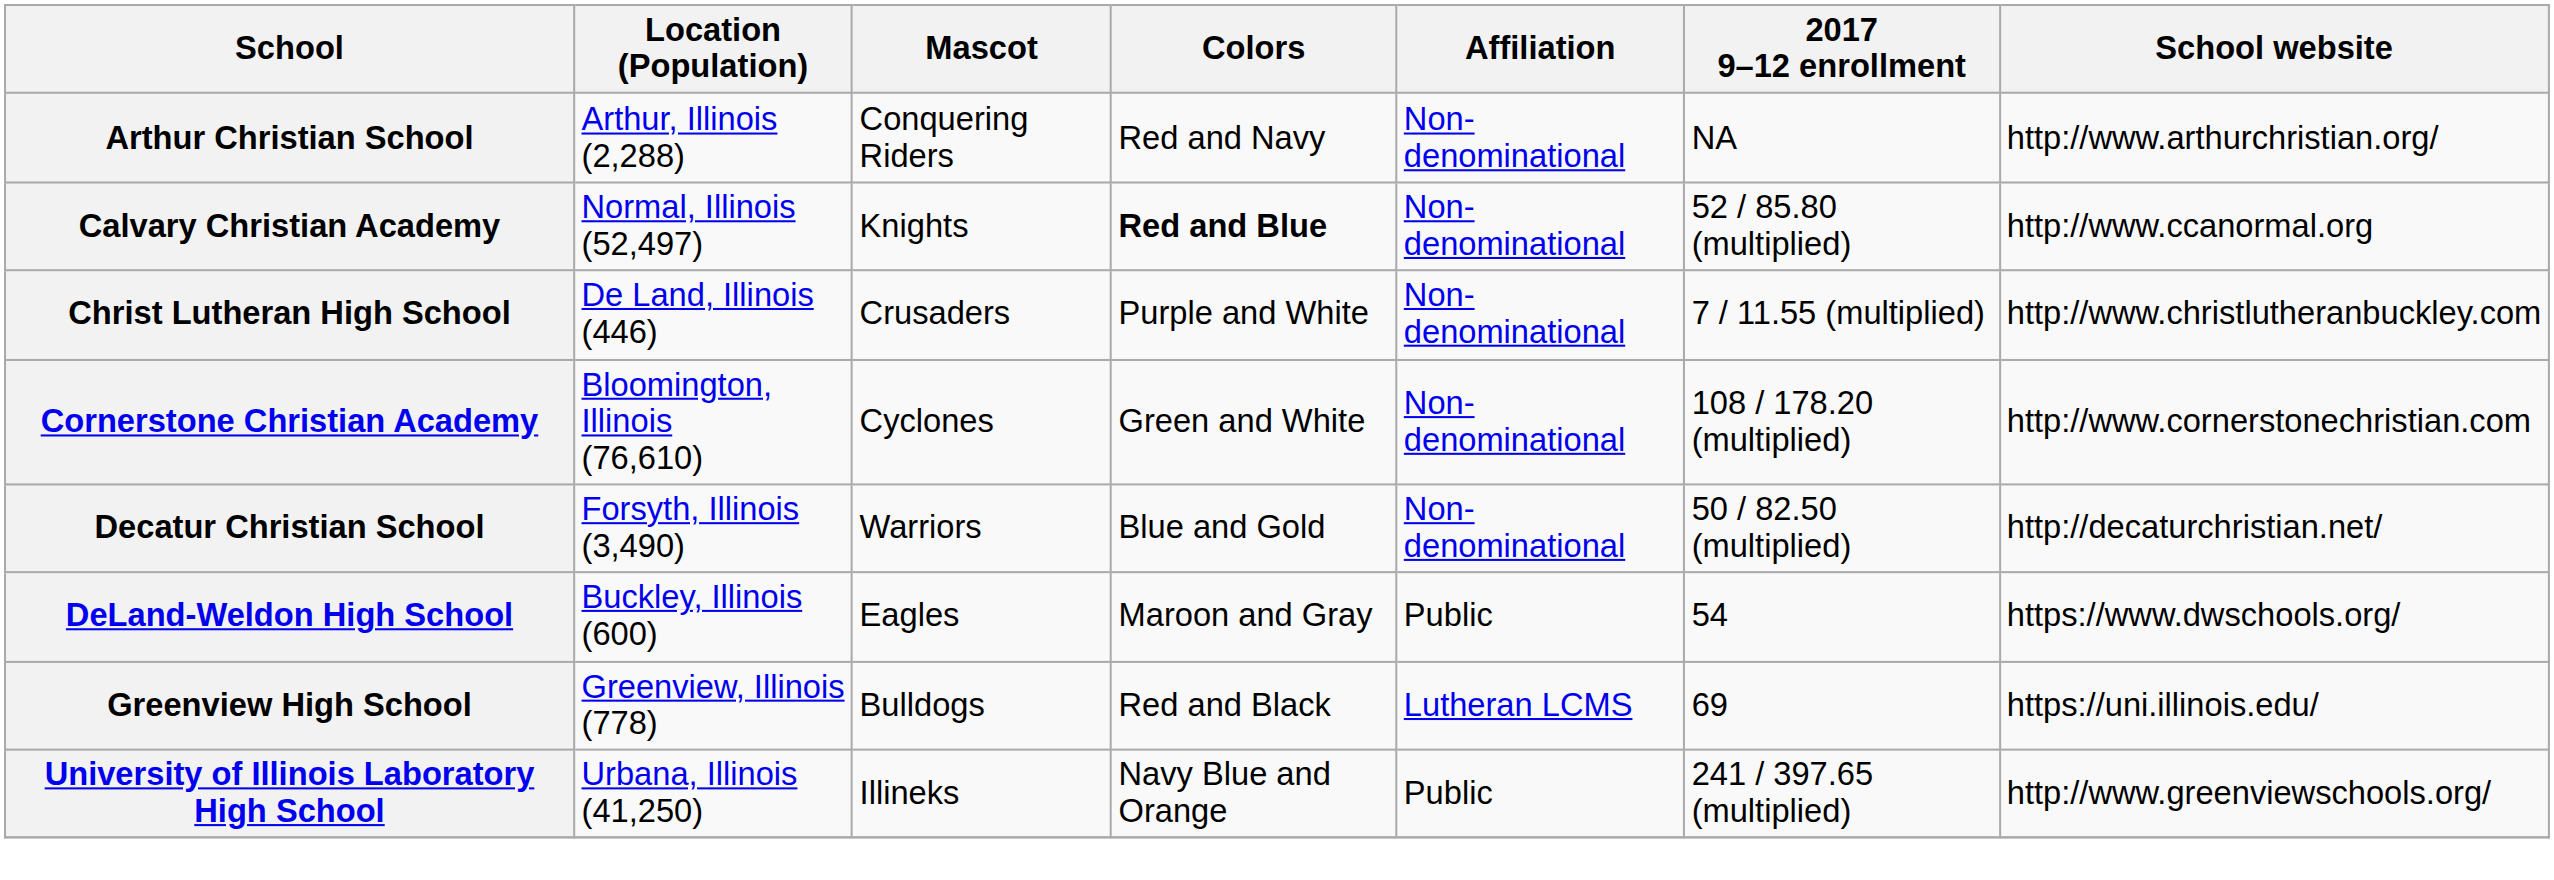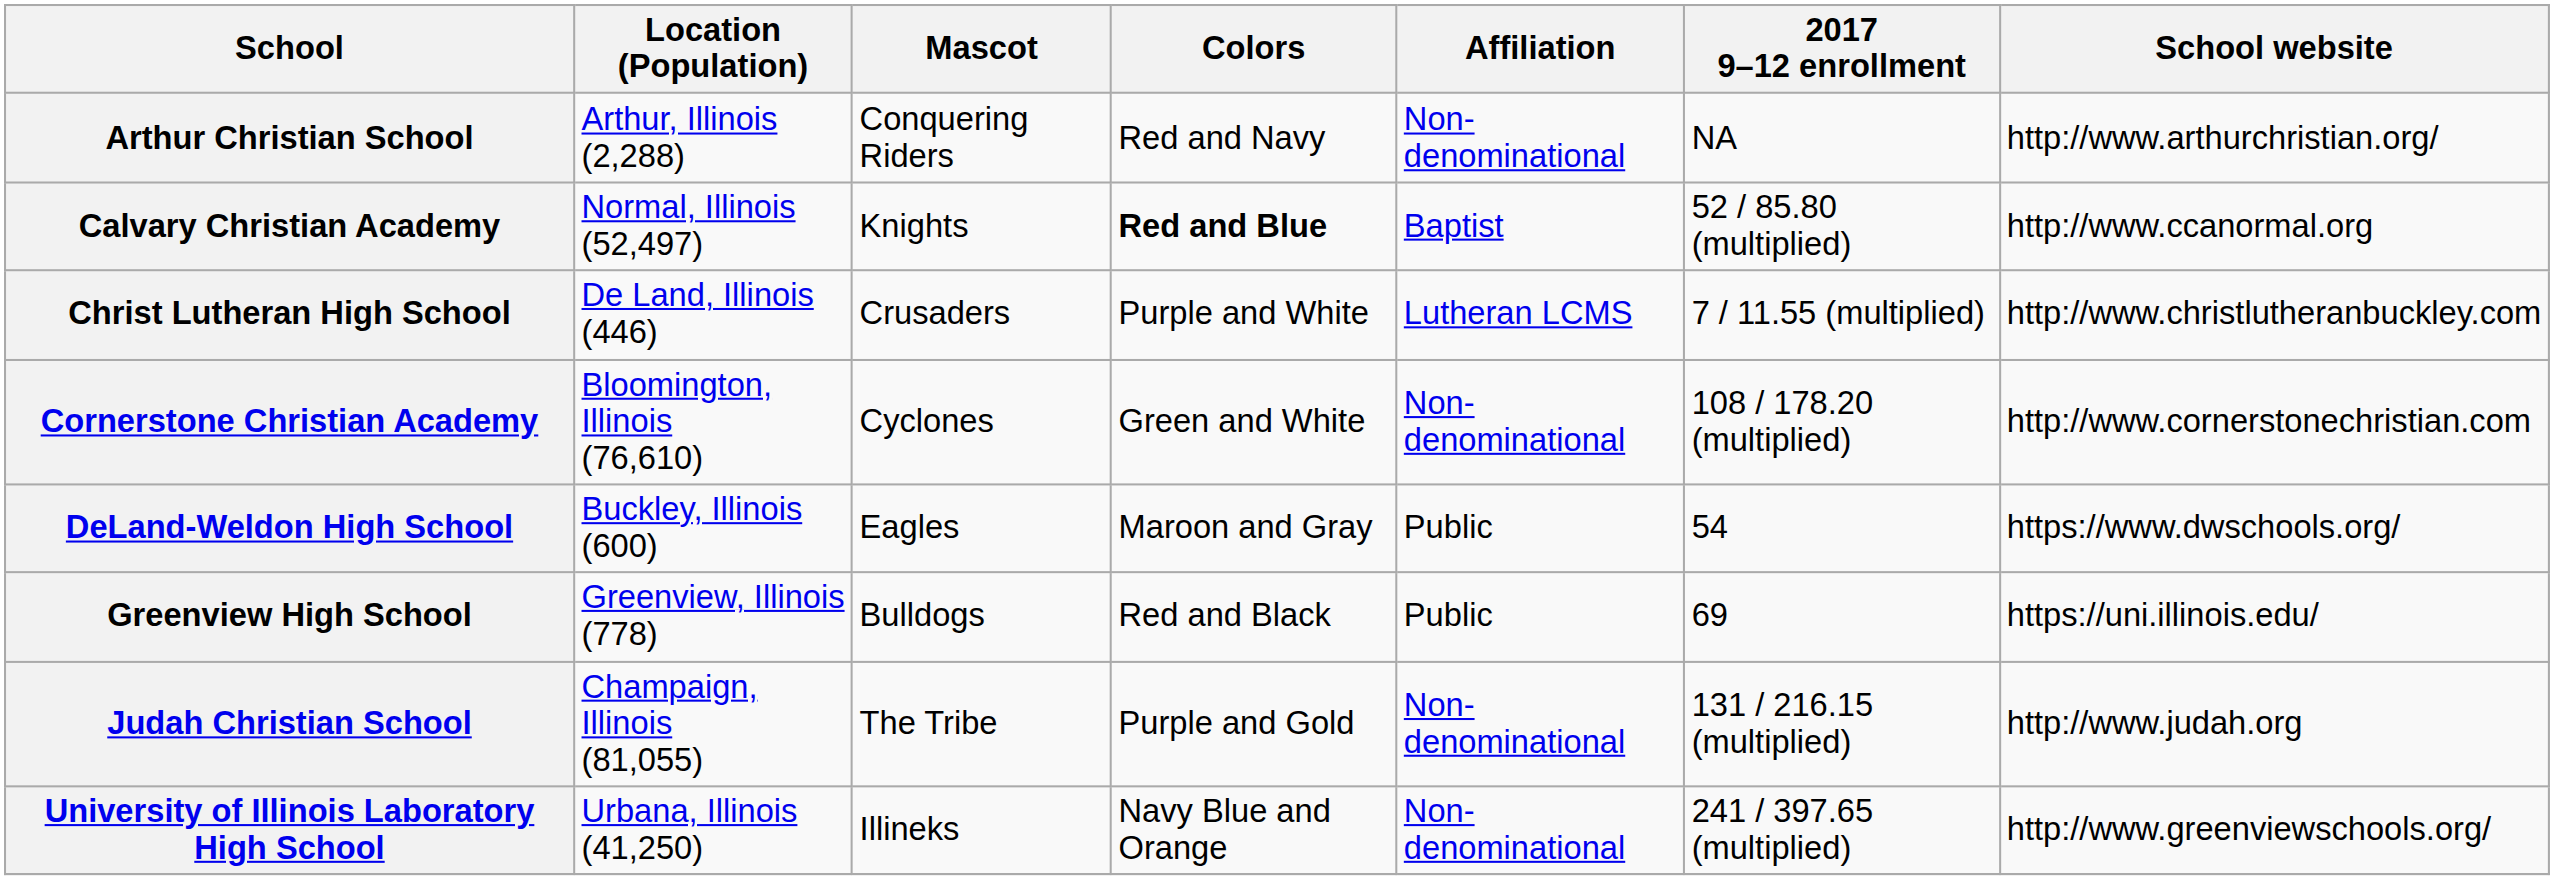(1515, 225) Non-denominational -> (1454, 225) Baptist
(1515, 314) Non-denominational -> (1518, 314) Lutheran LCMS
- row: (290, 527)
(1518, 704) Lutheran LCMS -> (1448, 616) Public
+ row: (290, 723)
(1448, 793) Public -> (1515, 830) Non-denominational
